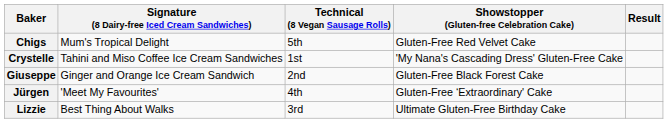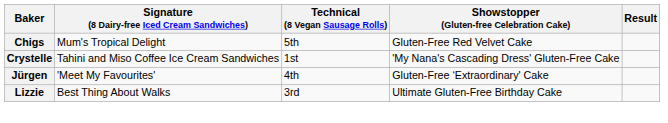- row: (31, 76)
